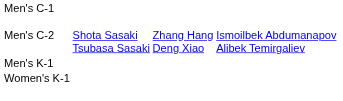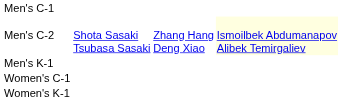(276, 42) no background -> (277, 42) lightyellow background
+ row: (37, 78)
